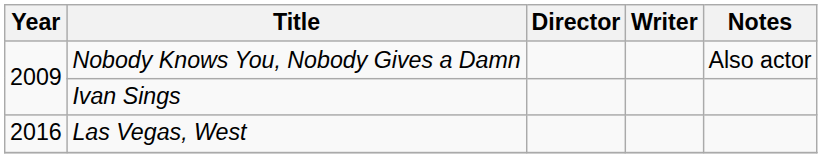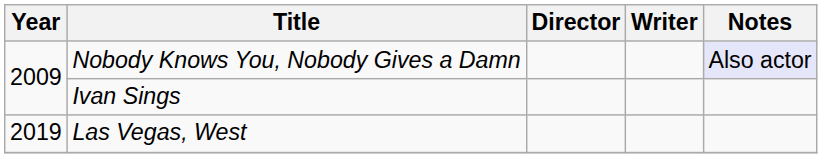(760, 59) no background -> (760, 59) lavender background
(36, 133) 2016 -> (36, 133) 2019
